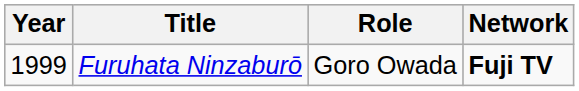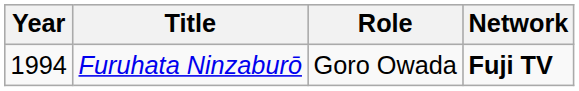(39, 64) 1999 -> (39, 64) 1994
